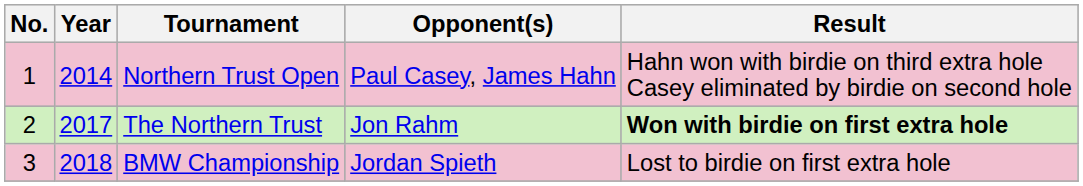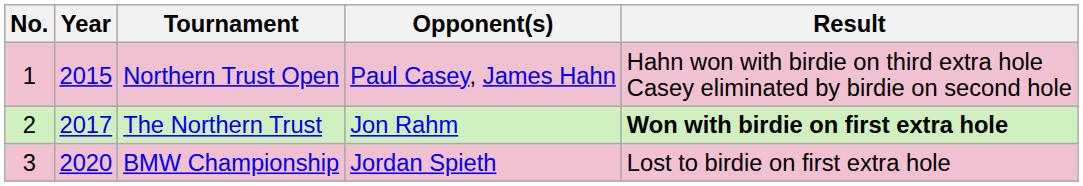(86, 75) 2014 -> (86, 75) 2015
(86, 163) 2018 -> (86, 163) 2020
